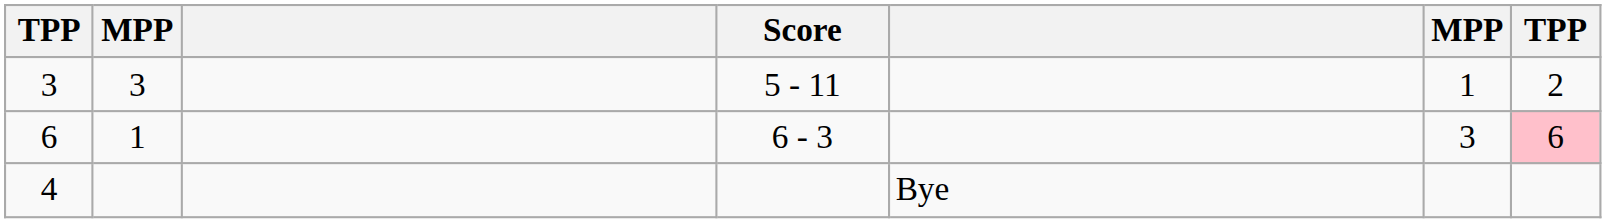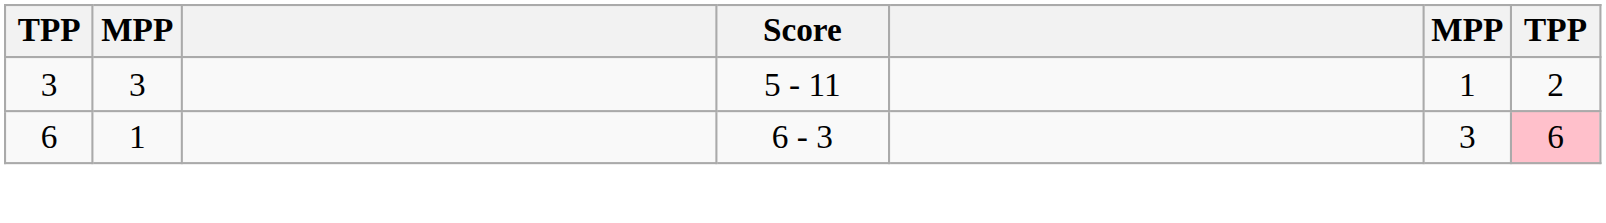- row: (49, 189)
